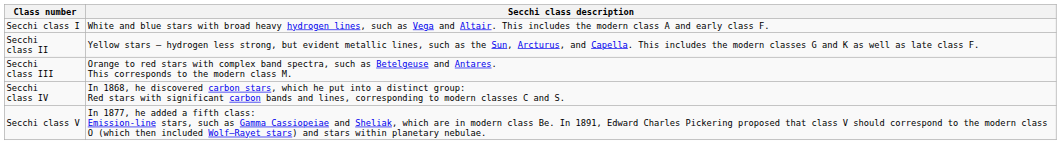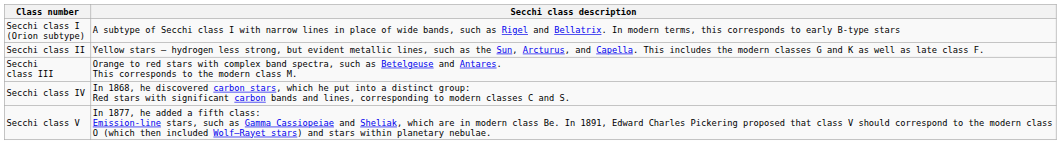- row: (43, 26)
+ row: (46, 31)
